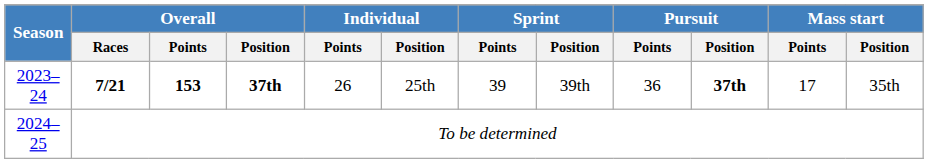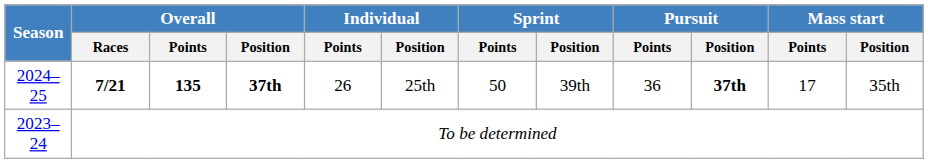(38, 84) 2023–24 -> (38, 84) 2024–25
(188, 84) 153 -> (188, 84) 135
(498, 84) 39 -> (498, 84) 50
(38, 133) 2024–25 -> (38, 133) 2023–24
